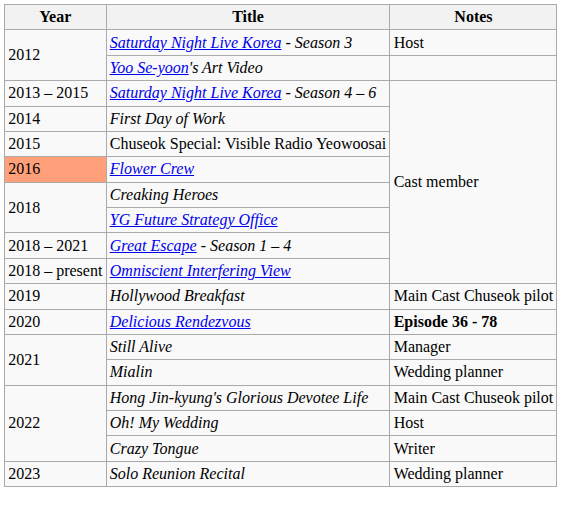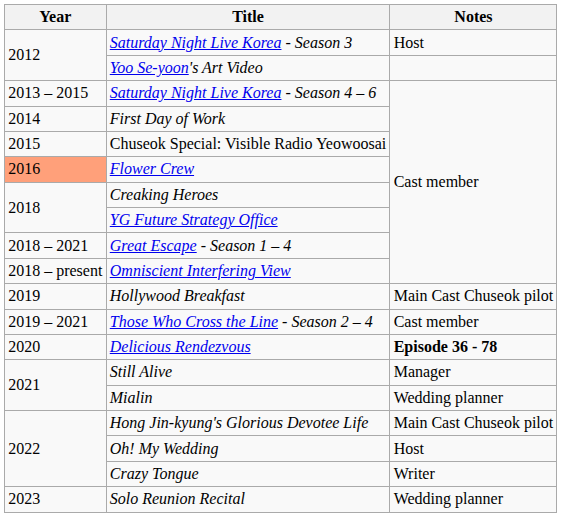+ row: (241, 321)
